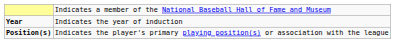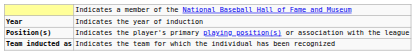+ row: (39, 44)
